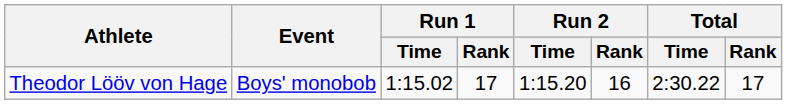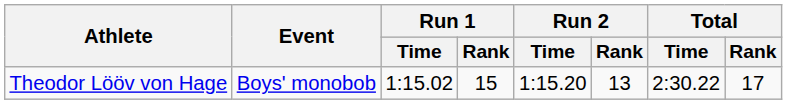(486, 83) 17 -> (486, 83) 15
(619, 83) 16 -> (619, 83) 13
